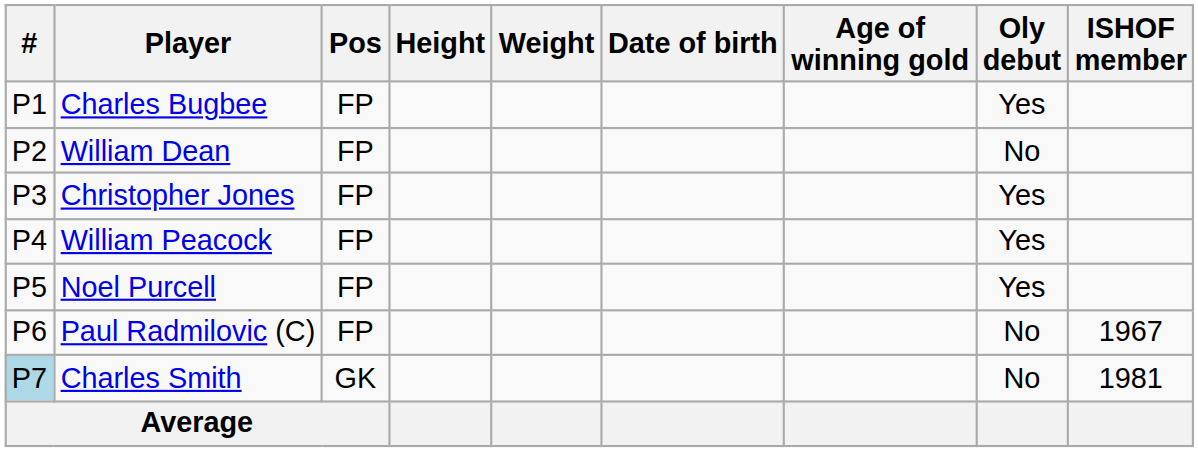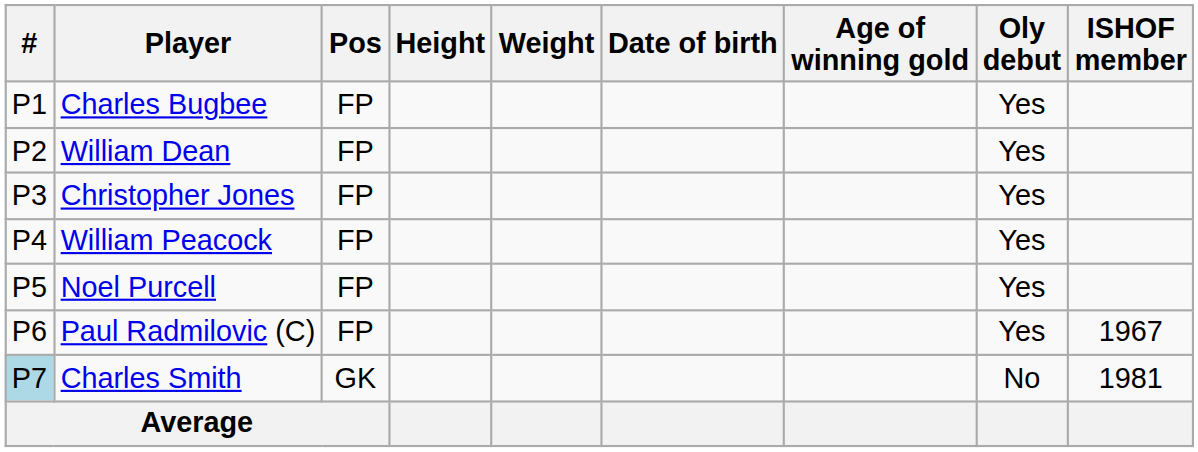(1022, 150) No -> (1022, 150) Yes
(1022, 332) No -> (1022, 332) Yes
